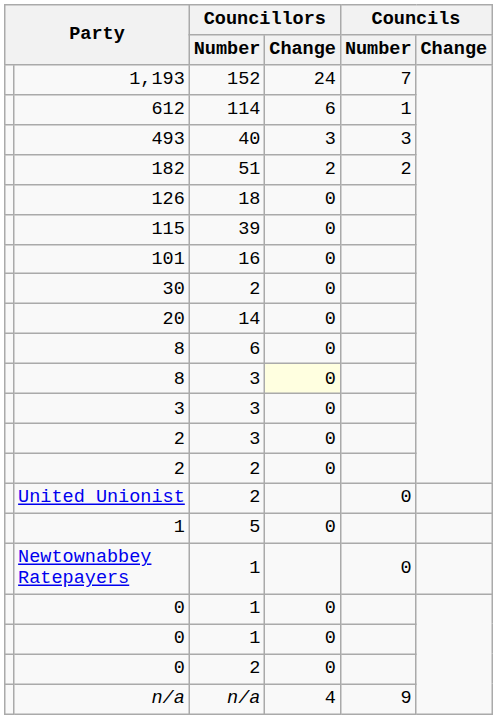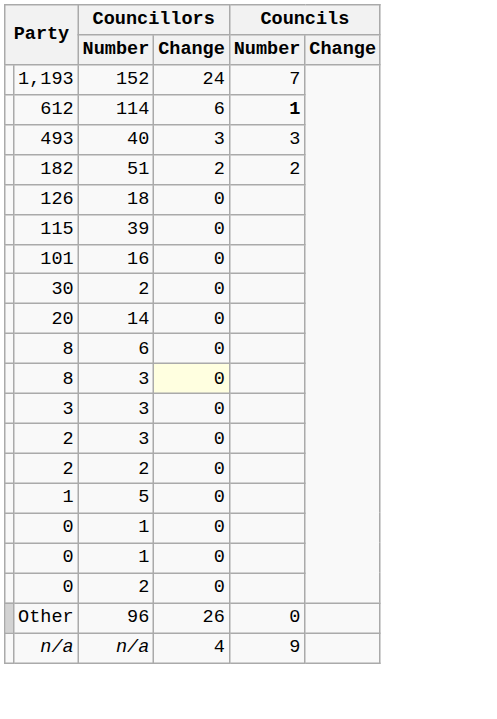(406, 110) normal -> (295, 110) bold
- row: (101, 499)
- row: (85, 569)
+ row: (46, 618)
